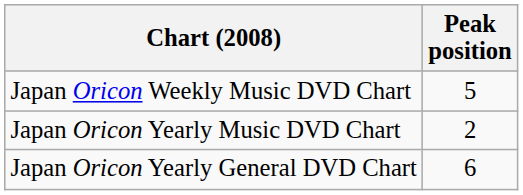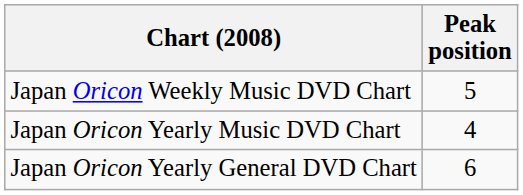(470, 129) 2 -> (470, 129) 4
